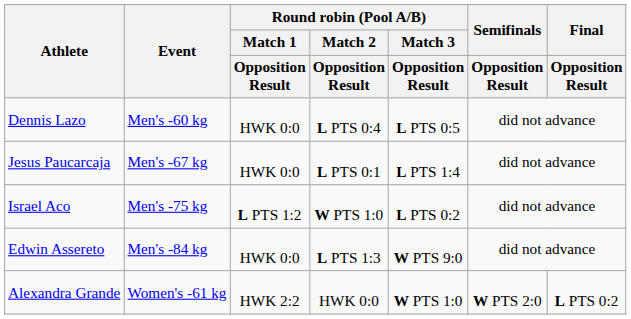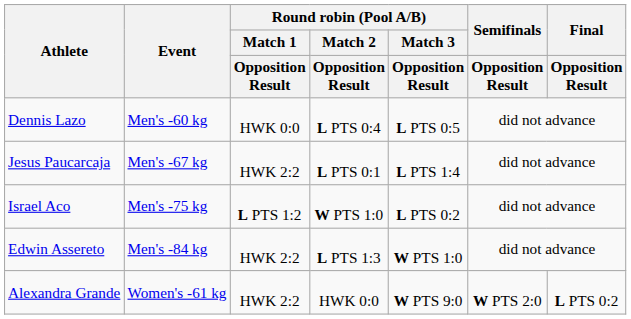(270, 172) HWK 0:0 -> (270, 172) HWK 2:2
(270, 258) HWK 0:0 -> (270, 258) HWK 2:2
(428, 258) W PTS 9:0 -> (428, 258) W PTS 1:0
(428, 301) W PTS 1:0 -> (428, 301) W PTS 9:0
